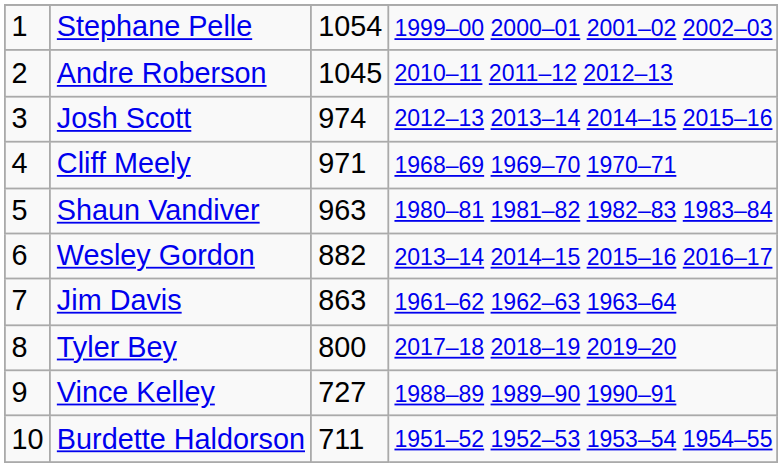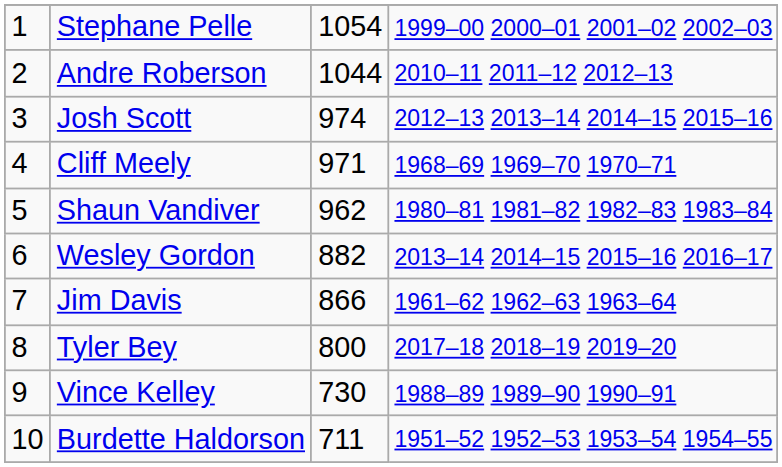(350, 73) 1045 -> (350, 73) 1044
(342, 210) 963 -> (342, 210) 962
(342, 301) 863 -> (342, 301) 866
(342, 392) 727 -> (342, 392) 730
